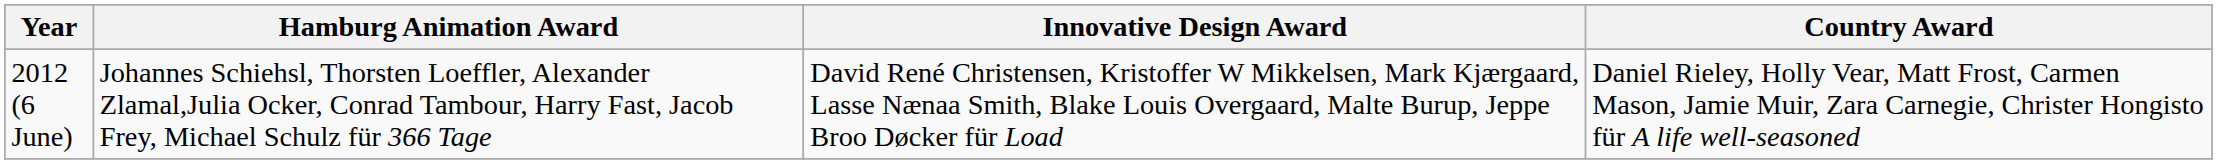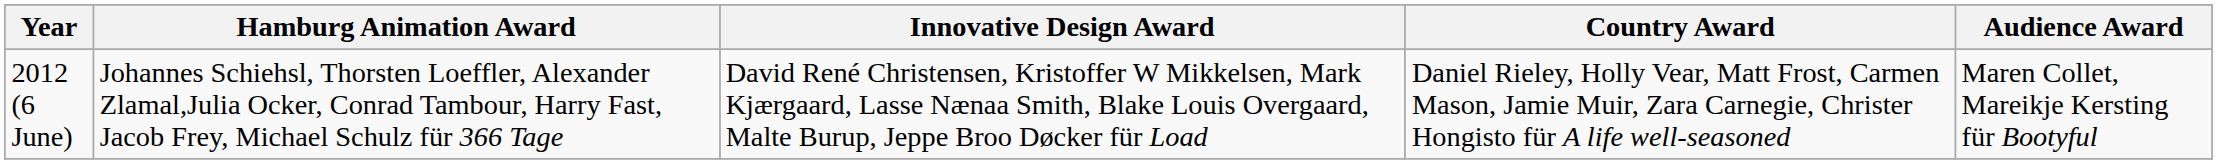+ column: (2084, 26)
